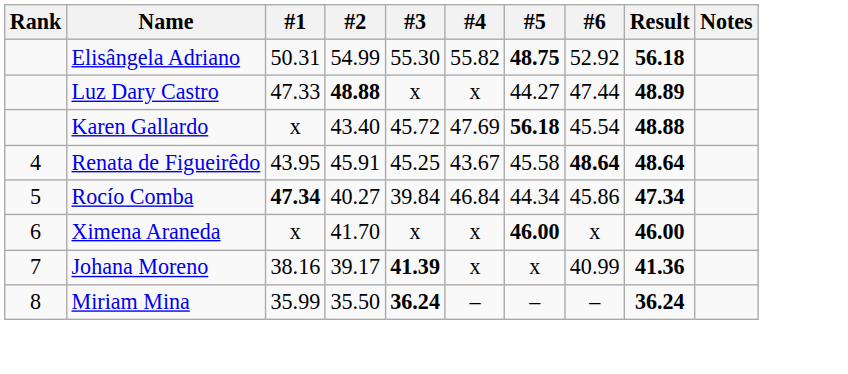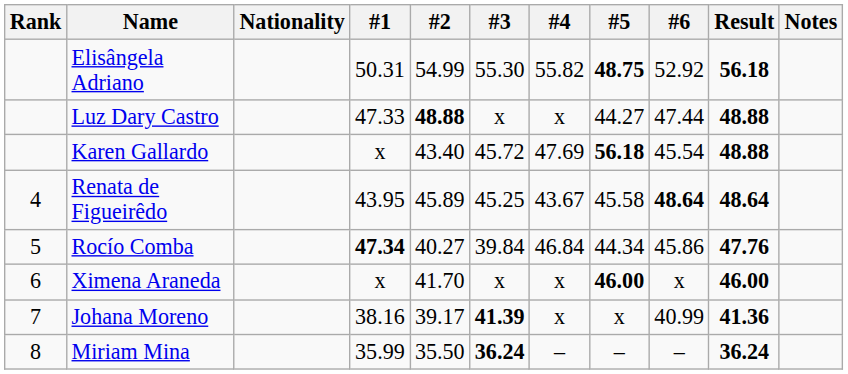+ column: (292, 22)
(660, 92) 48.89 -> (744, 116) 48.88
(355, 162) 45.91 -> (440, 199) 45.89
(660, 197) 47.34 -> (744, 246) 47.76
